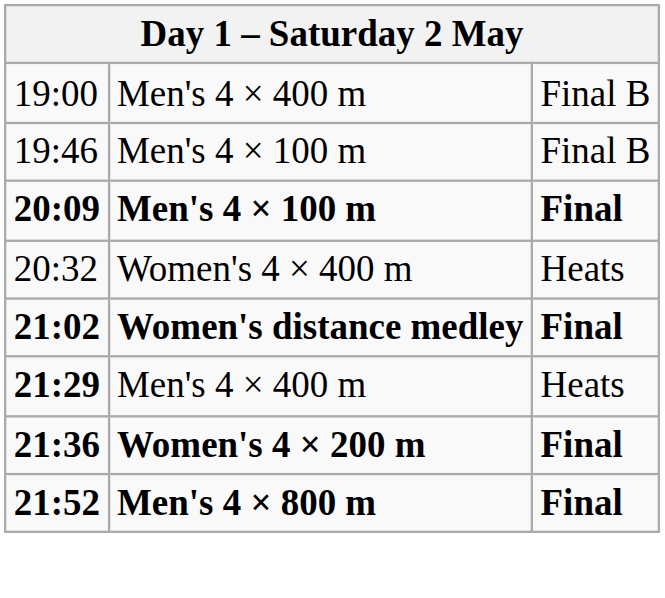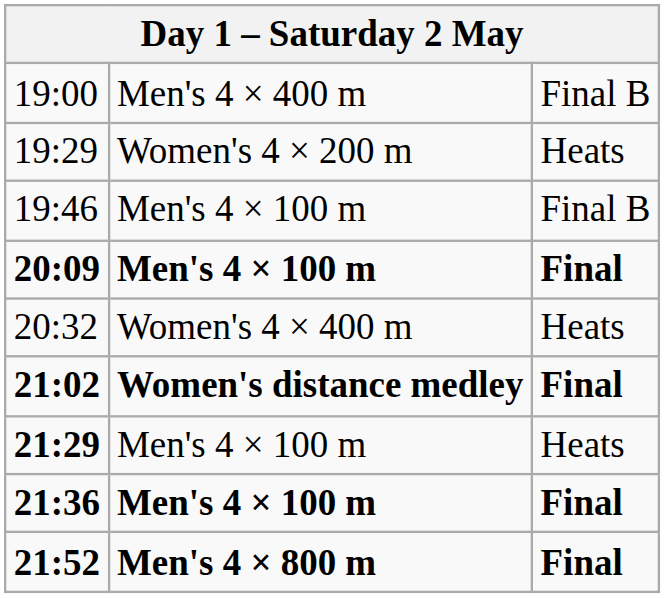+ row: (56, 151)
(242, 385) Men's 4 × 400 m -> (242, 444) Men's 4 × 100 m
(271, 444) Women's 4 × 200 m -> (247, 502) Men's 4 × 100 m
